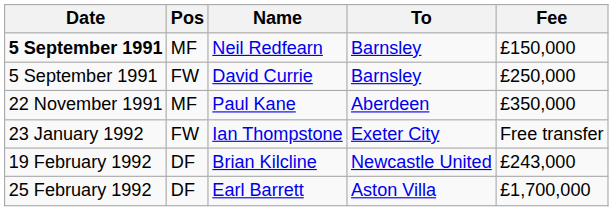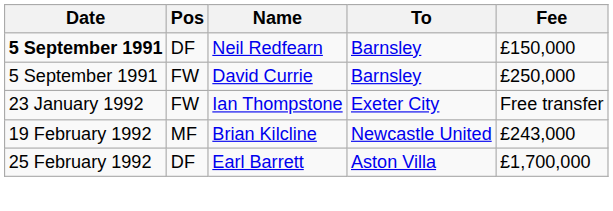(184, 47) MF -> (183, 47) DF
- row: (254, 104)
(183, 162) DF -> (184, 133) MF
